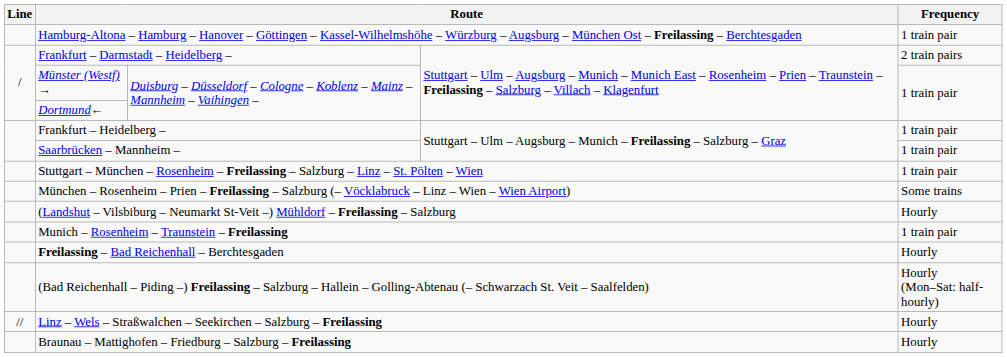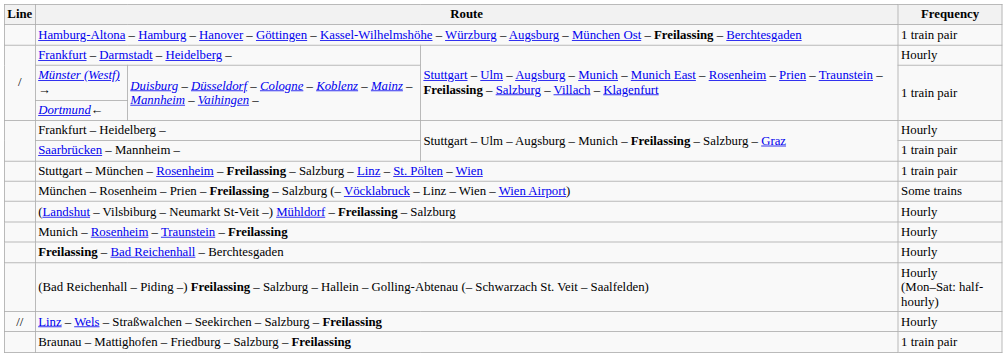(932, 55) 2 train pairs -> (919, 55) Hourly
(929, 130) 1 train pair -> (919, 130) Hourly
(929, 232) 1 train pair -> (919, 232) Hourly
(919, 342) Hourly -> (929, 342) 1 train pair
